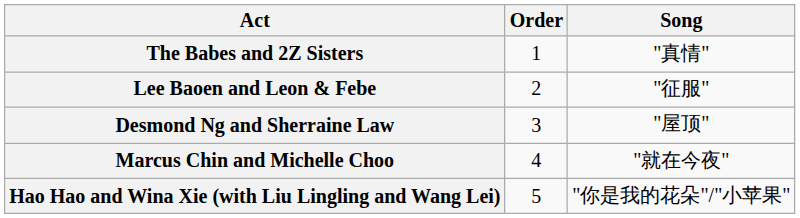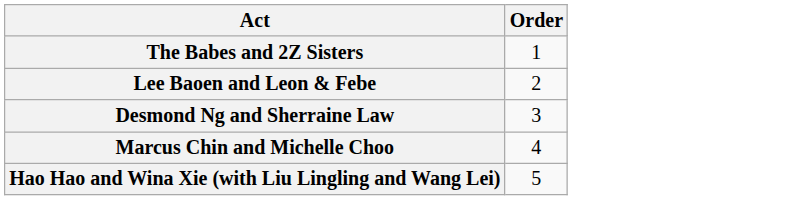- column: (681, 20)
